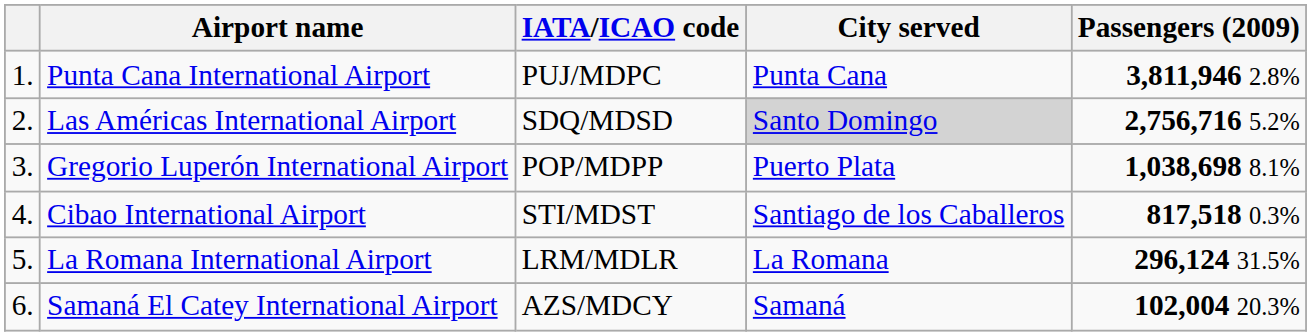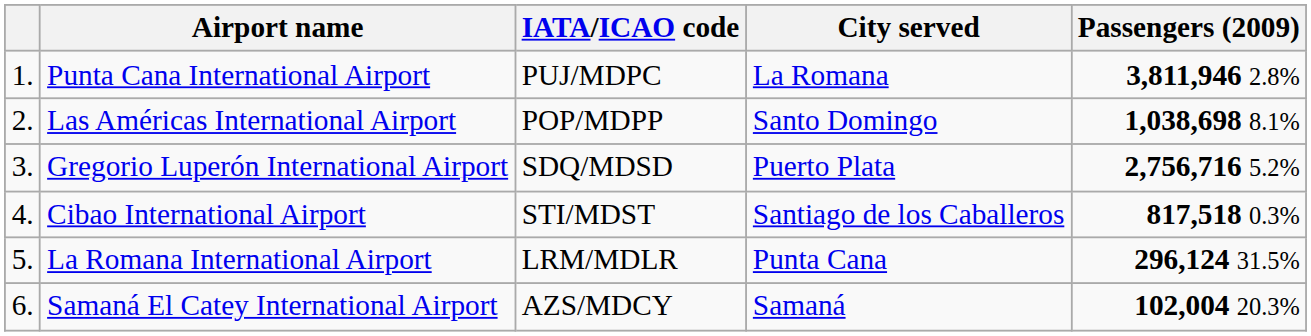(820, 74) Punta Cana -> (821, 74) La Romana
(597, 120) SDQ/MDSD -> (592, 120) POP/MDPP
(845, 120) lightgrey background -> (845, 120) no background
(1212, 120) 2,756,716 5.2% -> (1212, 120) 1,038,698 8.1%
(592, 167) POP/MDPP -> (597, 167) SDQ/MDSD
(1212, 167) 1,038,698 8.1% -> (1212, 167) 2,756,716 5.2%
(821, 259) La Romana -> (820, 259) Punta Cana
